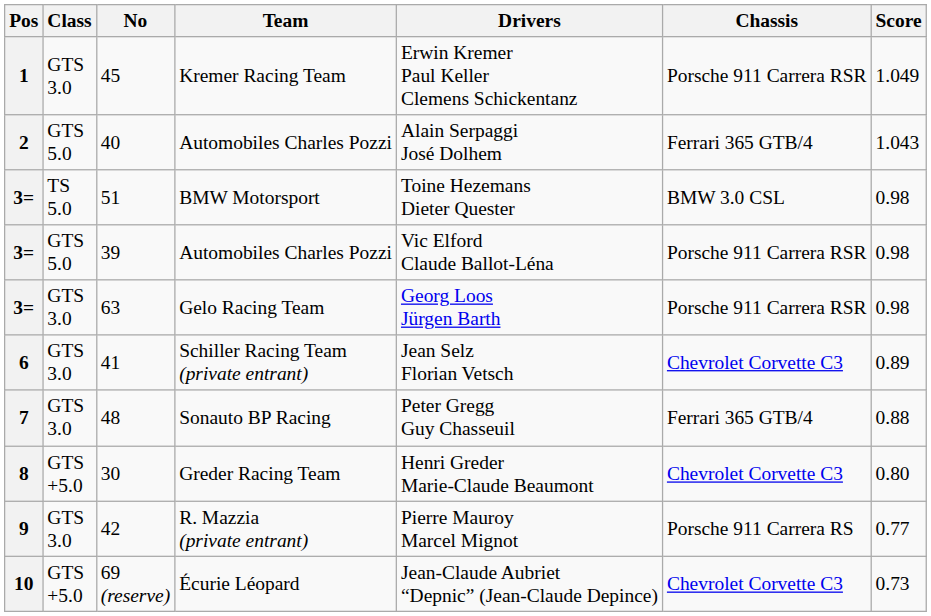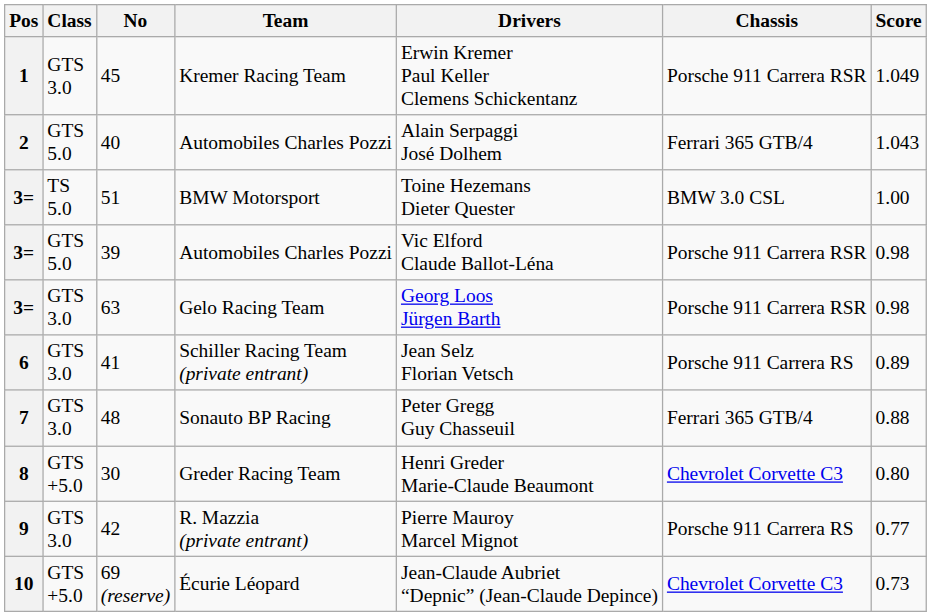(893, 197) 0.98 -> (893, 197) 1.00
(755, 362) Chevrolet Corvette C3 -> (760, 362) Porsche 911 Carrera RS
